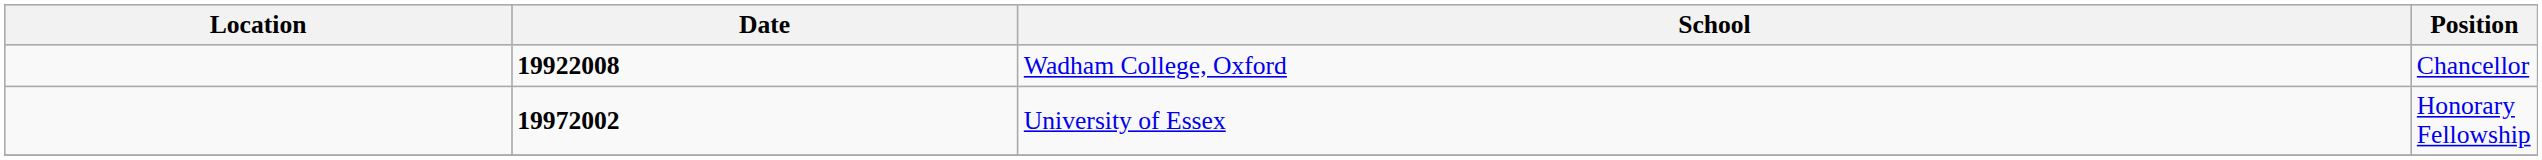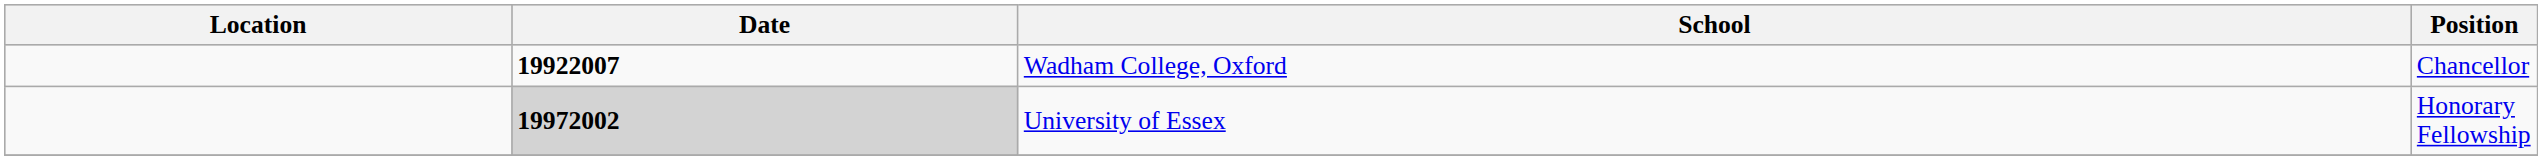(568, 65) 19922008 -> (568, 65) 19922007
(568, 120) no background -> (568, 120) lightgrey background
